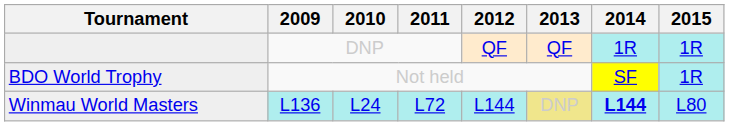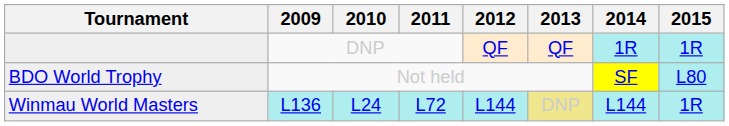(691, 76) 1R -> (691, 76) L80
(625, 105) bold -> (626, 105) normal
(691, 105) L80 -> (691, 105) 1R
